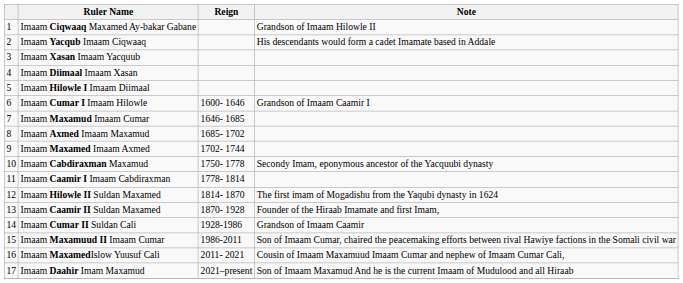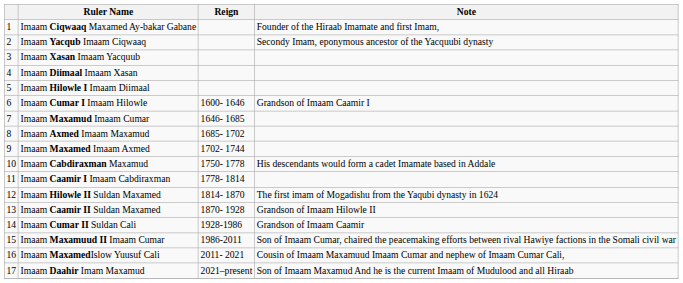(316, 27) Grandson of Imaam Hilowle II -> (348, 27) Founder of the Hiraab Imamate and first Imam,
(376, 42) His descendants would form a cadet Imamate based in Addale -> (375, 42) Secondy Imam, eponymous ancestor of the Yacquubi dynasty
(375, 164) Secondy Imam, eponymous ancestor of the Yacquubi dynasty -> (376, 164) His descendants would form a cadet Imamate based in Addale
(348, 210) Founder of the Hiraab Imamate and first Imam, -> (316, 210) Grandson of Imaam Hilowle II
